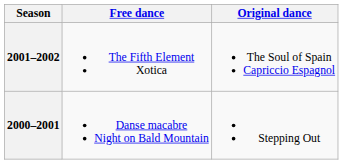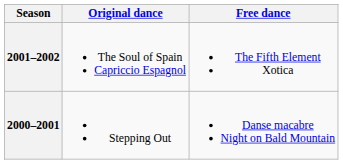columns swapped: (275, 13) <-> (137, 13)
